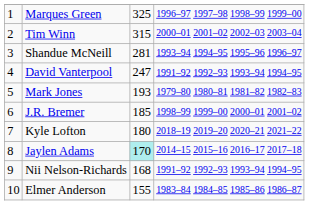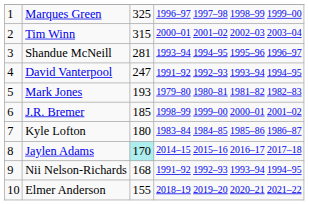(229, 131) 2018–19 2019–20 2020–21 2021–22 -> (229, 131) 1983–84 1984–85 1985–86 1986–87
(229, 190) 1983–84 1984–85 1985–86 1986–87 -> (229, 190) 2018–19 2019–20 2020–21 2021–22
